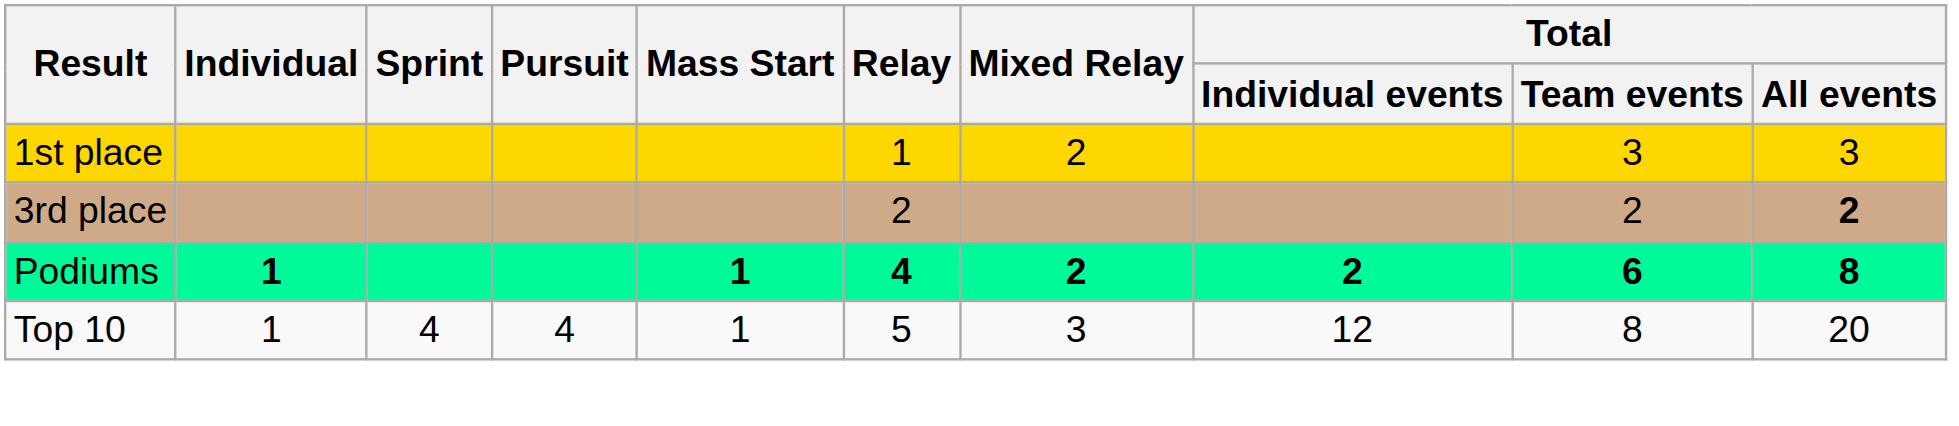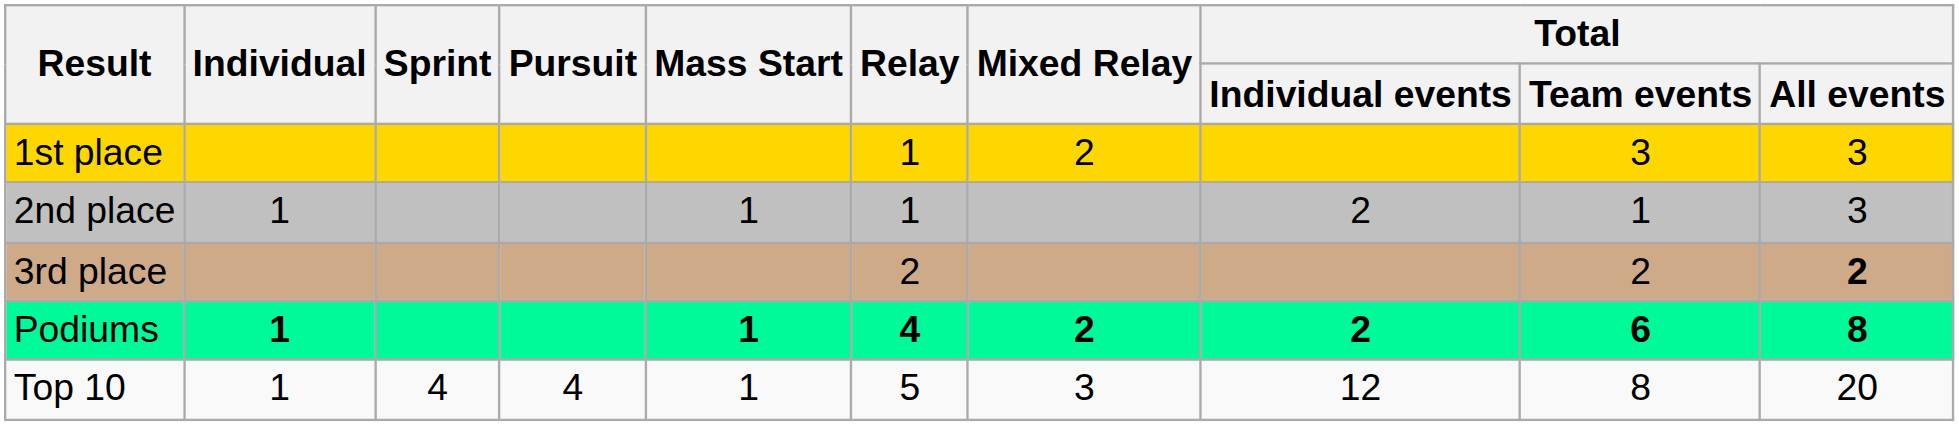+ row: (95, 211)
